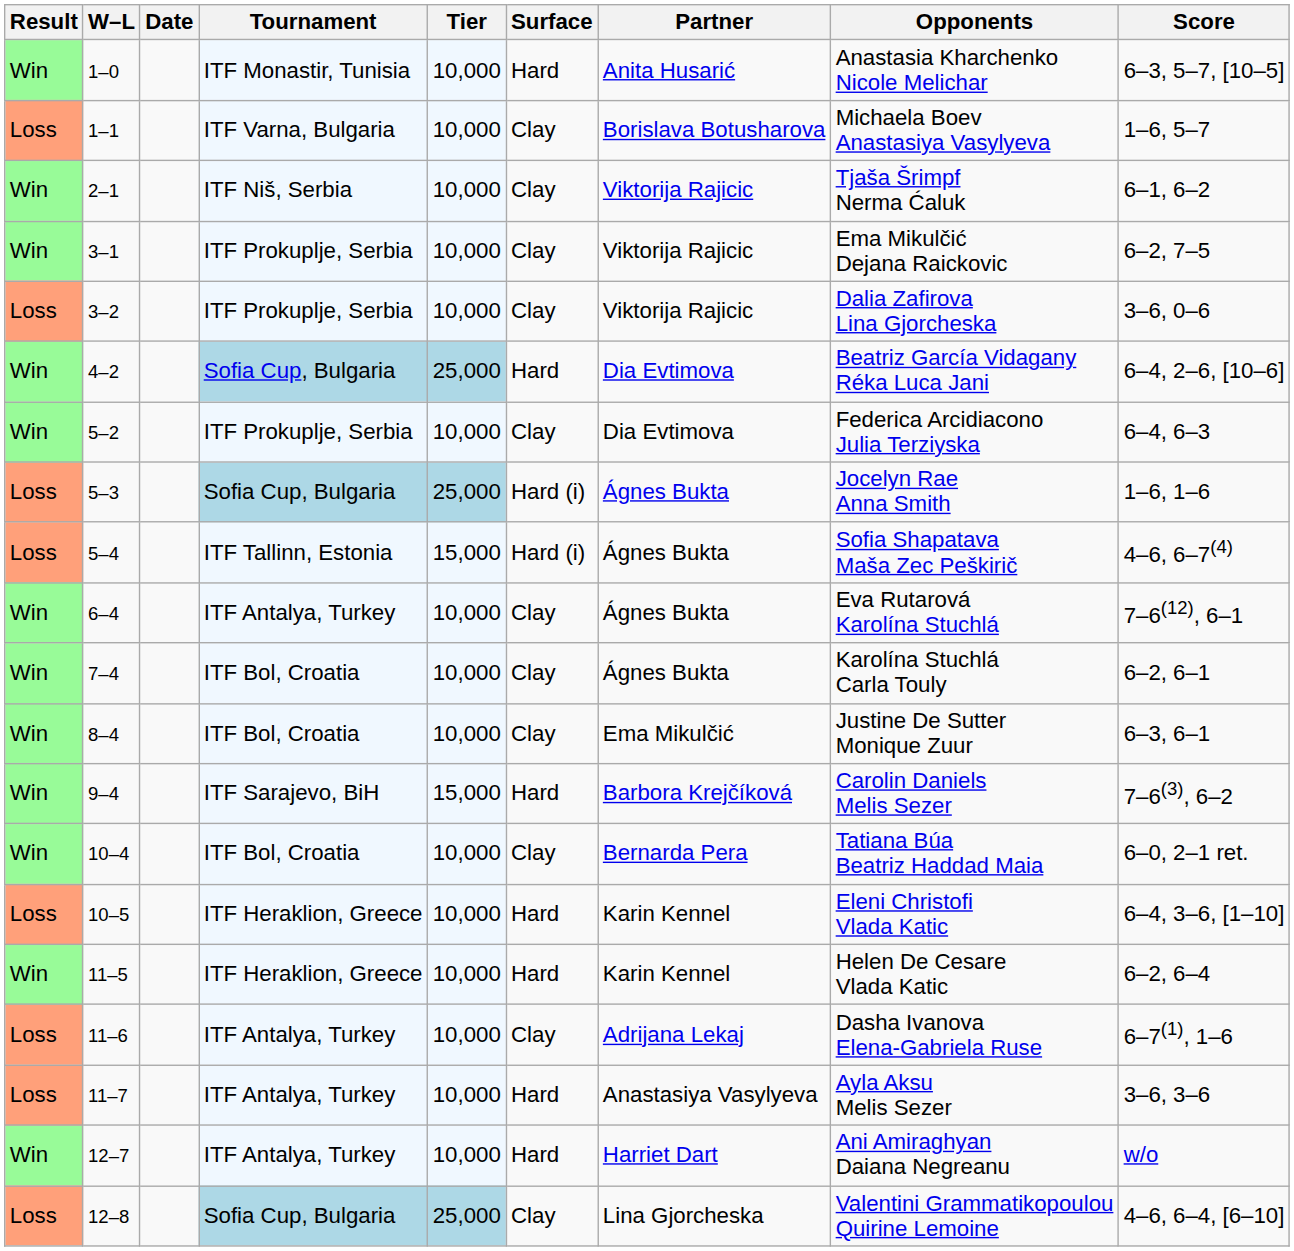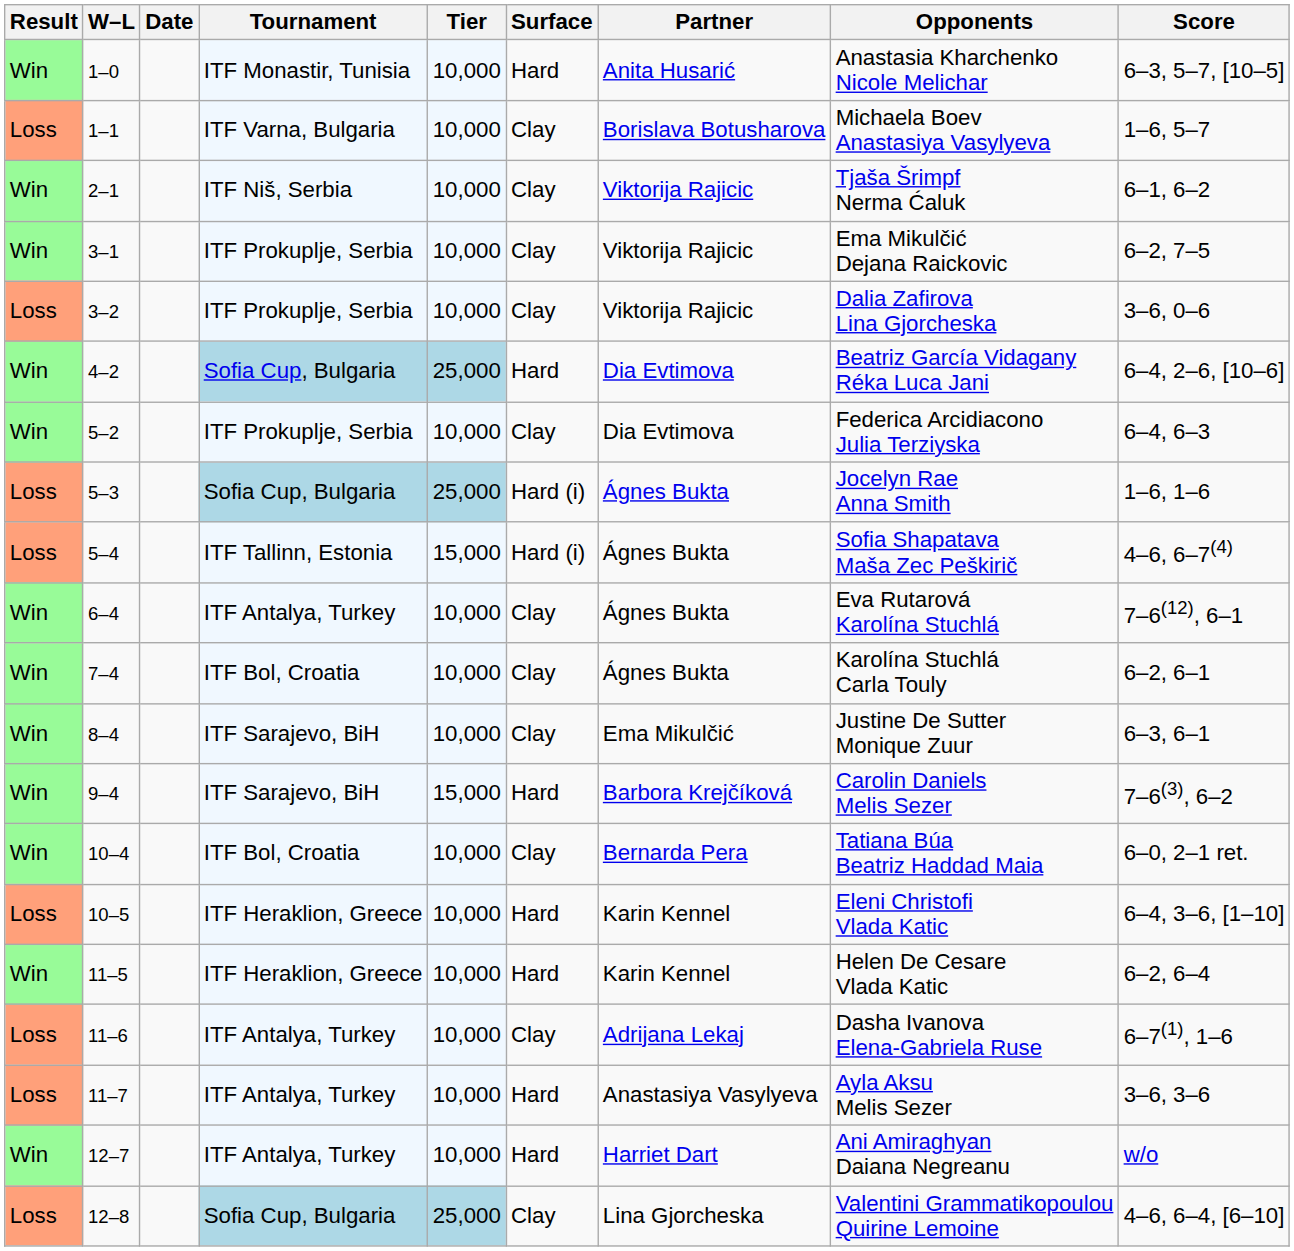(282, 733) ITF Bol, Croatia -> (291, 733) ITF Sarajevo, BiH
